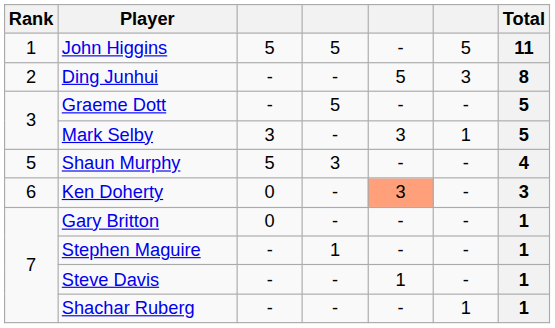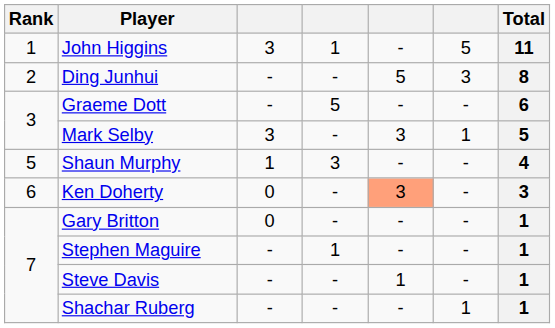(270, 47) 5 -> (270, 47) 3
(335, 47) 5 -> (335, 47) 1
(524, 105) 5 -> (524, 105) 6
(270, 163) 5 -> (270, 163) 1
